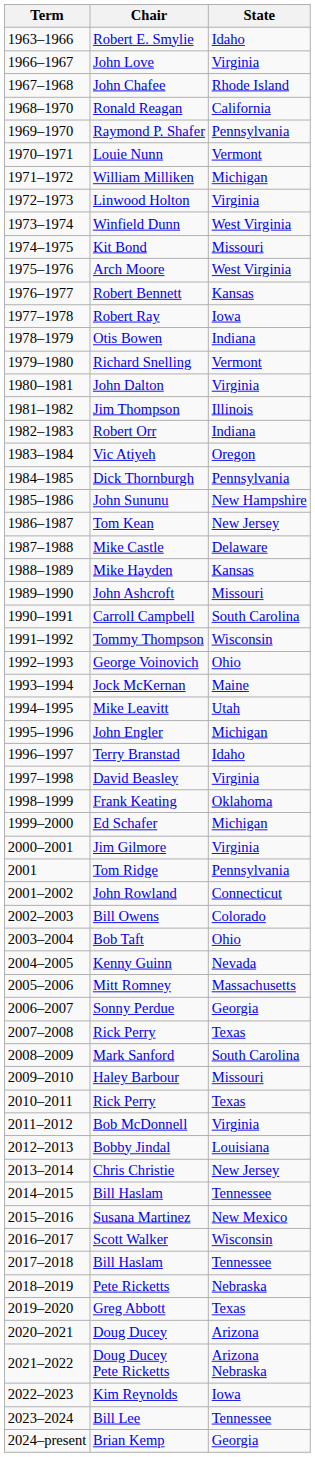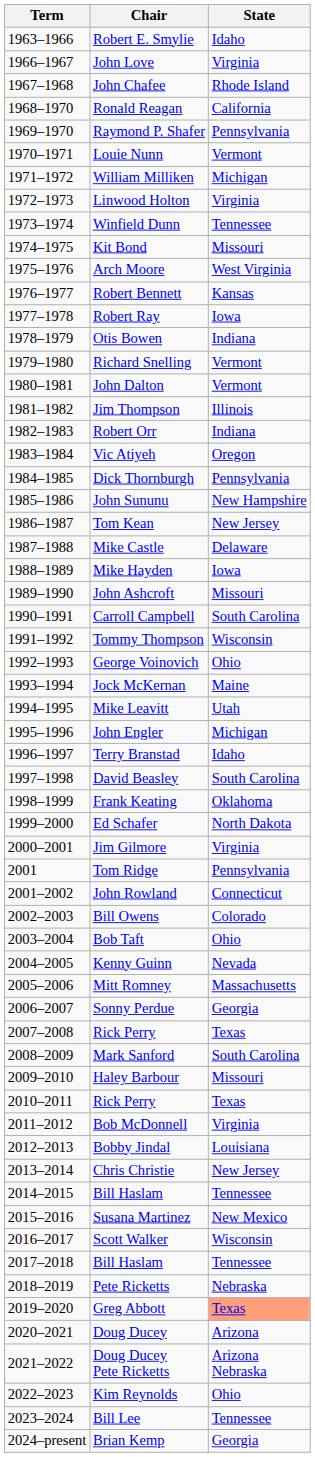(251, 223) West Virginia -> (242, 223) Tennessee
(235, 385) Virginia -> (237, 385) Vermont
(233, 570) Kansas -> (226, 570) Iowa
(235, 778) Virginia -> (256, 778) South Carolina
(240, 824) Michigan -> (252, 824) North Dakota
(229, 1309) no background -> (229, 1309) lightsalmon background
(226, 1394) Iowa -> (226, 1394) Ohio
